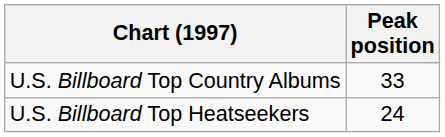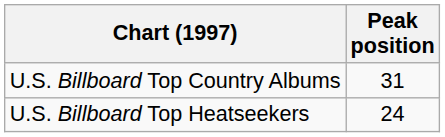(393, 80) 33 -> (393, 80) 31
